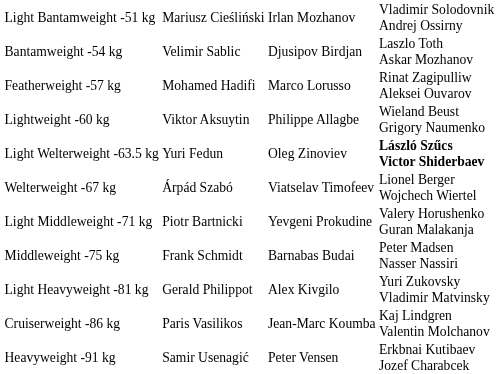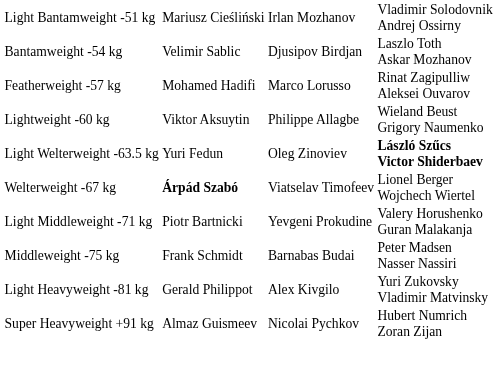(198, 187) normal -> (200, 187) bold
- row: (62, 323)
- row: (60, 357)
+ row: (79, 323)
